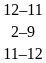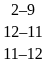rows swapped: (23, 10) <-> (23, 32)
